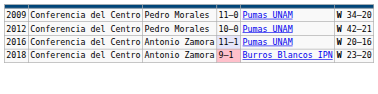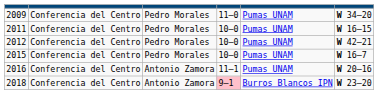+ row: (16, 29)
+ row: (16, 56)
(229, 42) lavender background -> (229, 69) no background
